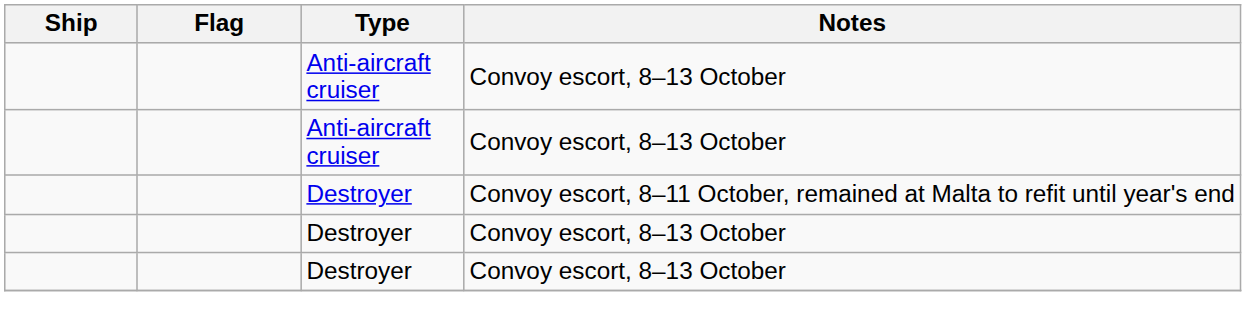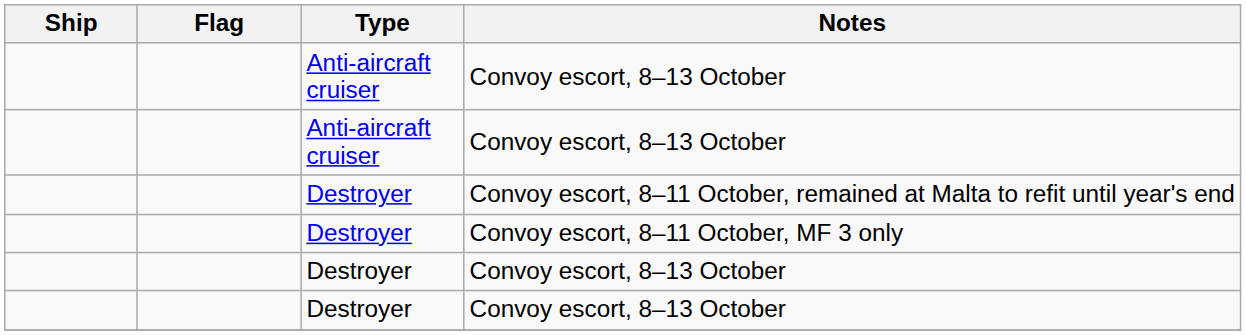+ row: (359, 232)
